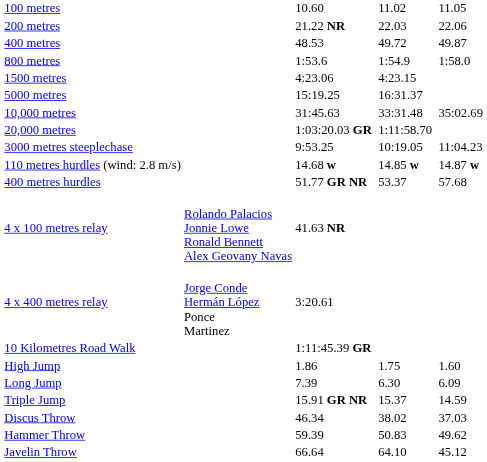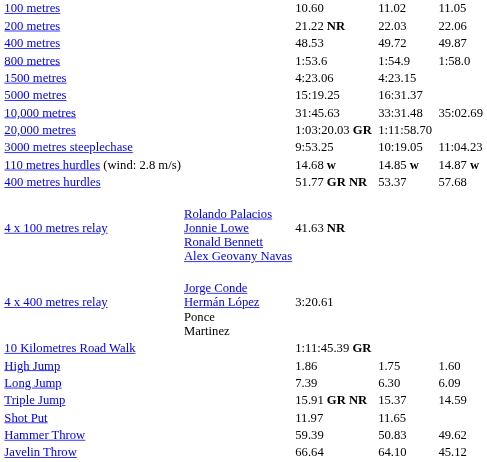+ row: (26, 417)
- row: (40, 417)
